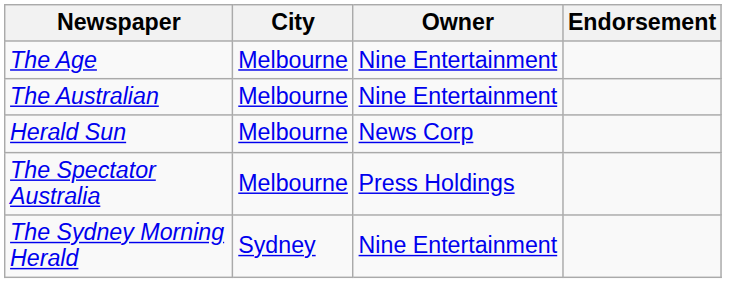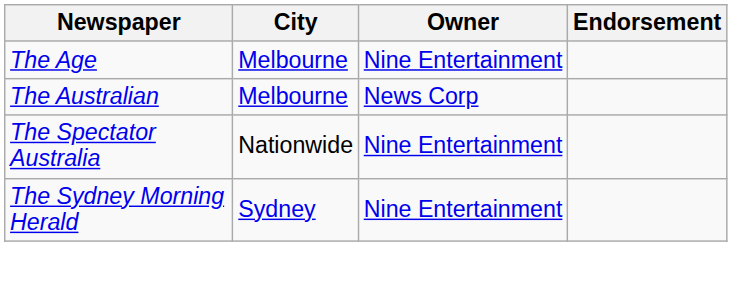(458, 96) Nine Entertainment -> (421, 96) News Corp
- row: (68, 133)
(293, 183) Melbourne -> (296, 146) Nationwide
(437, 183) Press Holdings -> (463, 146) Nine Entertainment
